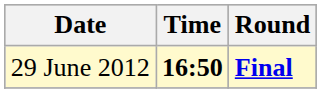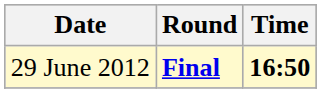columns swapped: (192, 25) <-> (272, 25)
